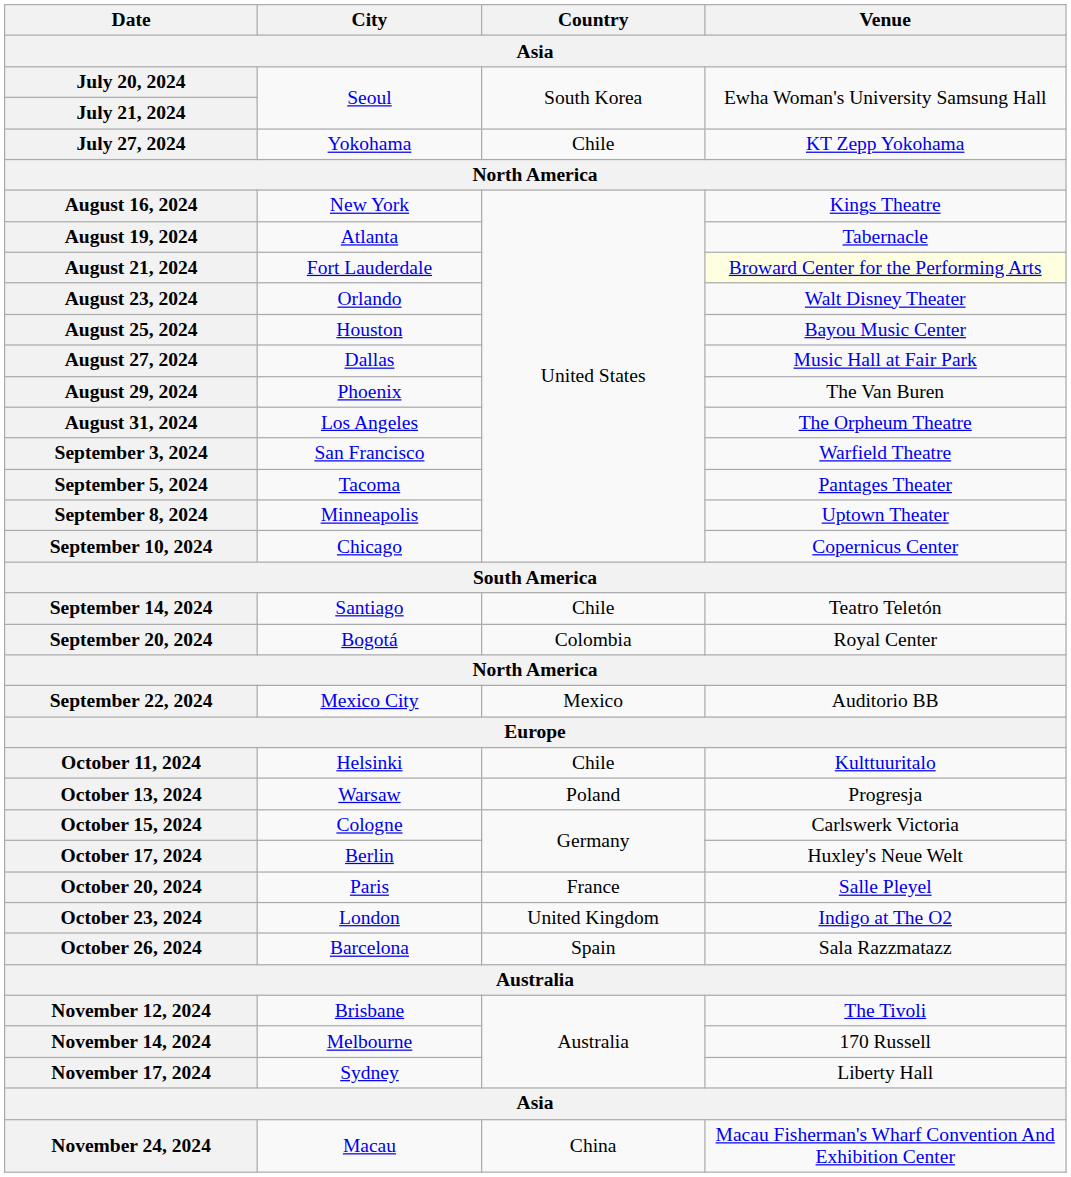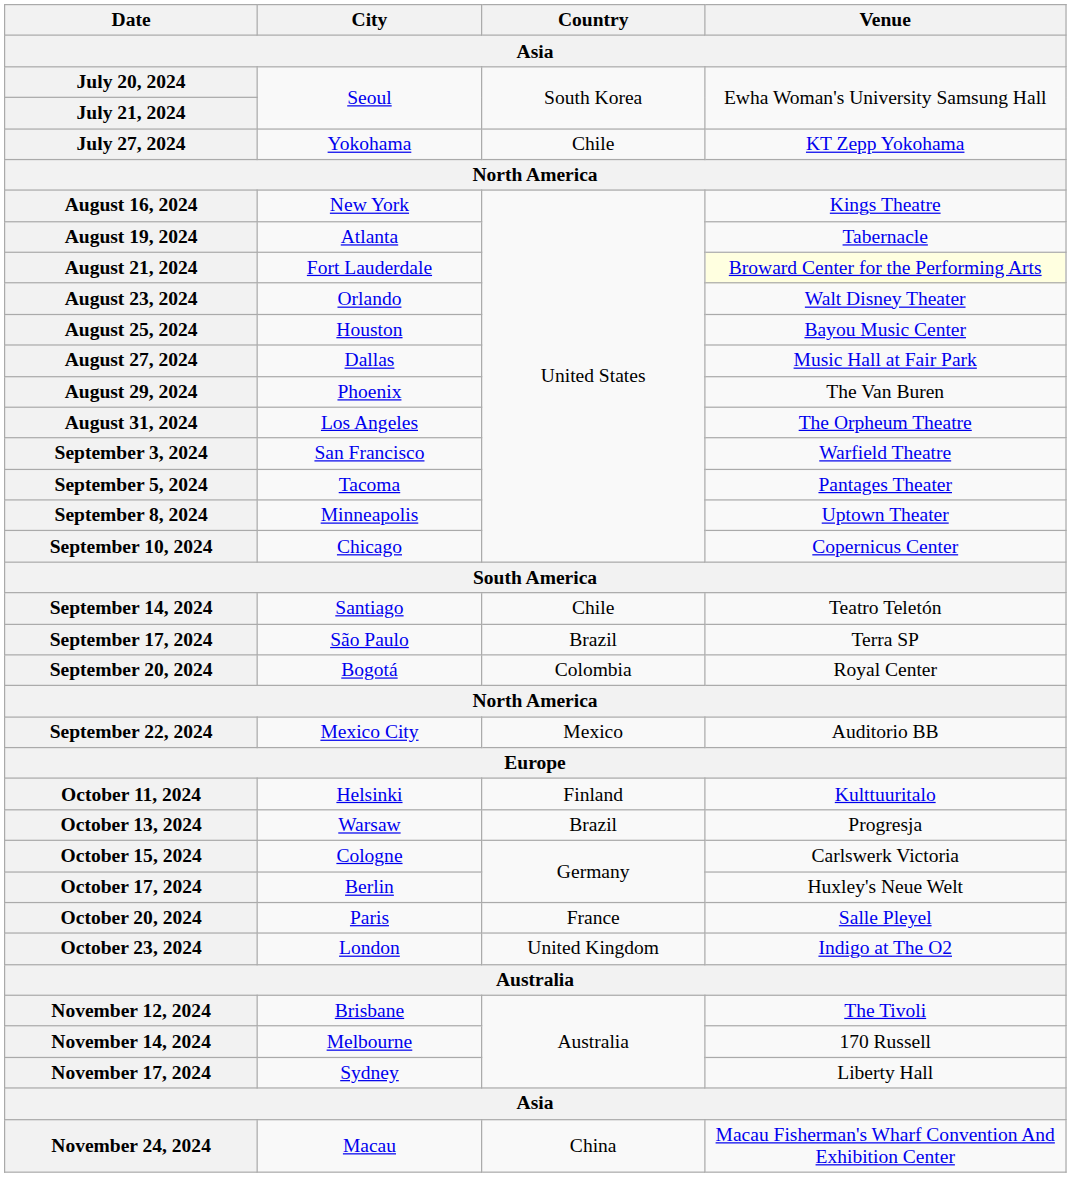+ row: (131, 639)
(593, 762) Chile -> (593, 793) Finland
(593, 793) Poland -> (593, 824) Brazil
- row: (131, 948)
